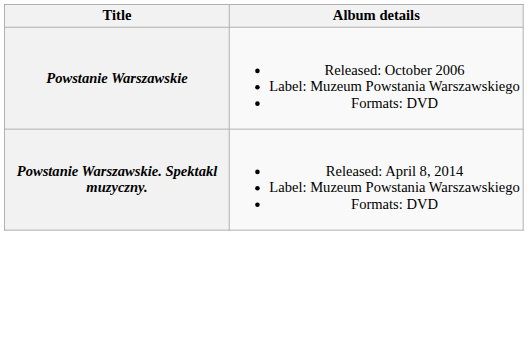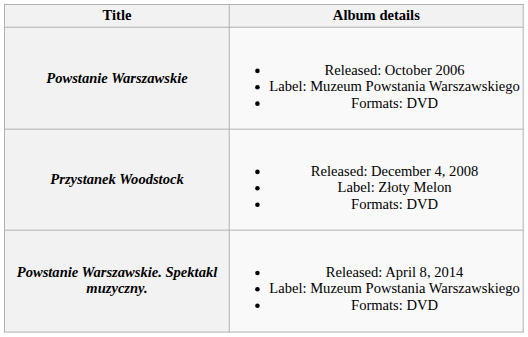+ row: (117, 179)
